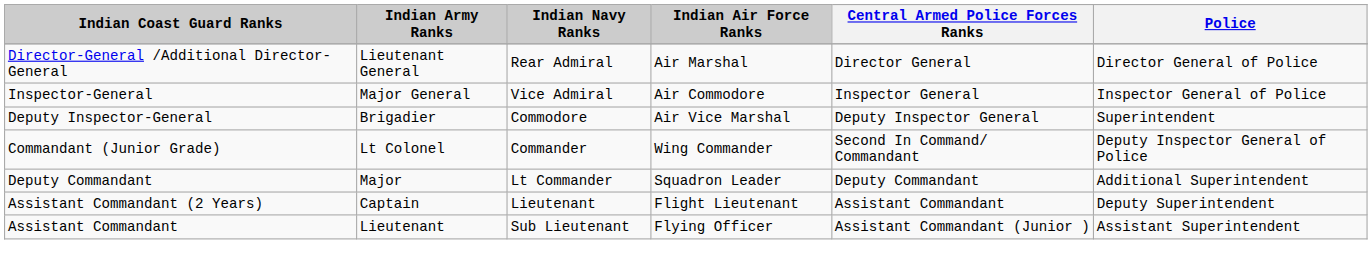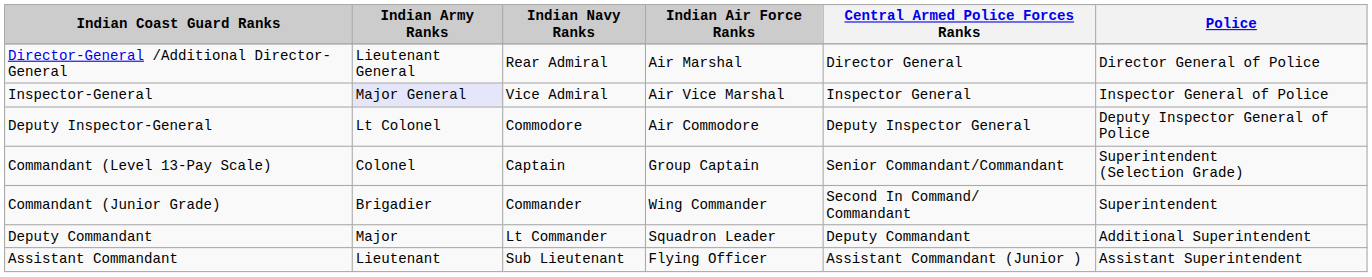(415, 95) no background -> (411, 95) lavender background
(709, 95) Air Commodore -> (716, 95) Air Vice Marshal
(398, 118) Brigadier -> (398, 126) Lt Colonel
(722, 118) Air Vice Marshal -> (704, 126) Air Commodore
(1156, 118) Superintendent -> (1214, 126) Deputy Inspector General of Police
+ row: (140, 166)
(402, 149) Lt Colonel -> (394, 205) Brigadier
(1211, 149) Deputy Inspector General of Police -> (1159, 205) Superintendent
- row: (135, 204)
